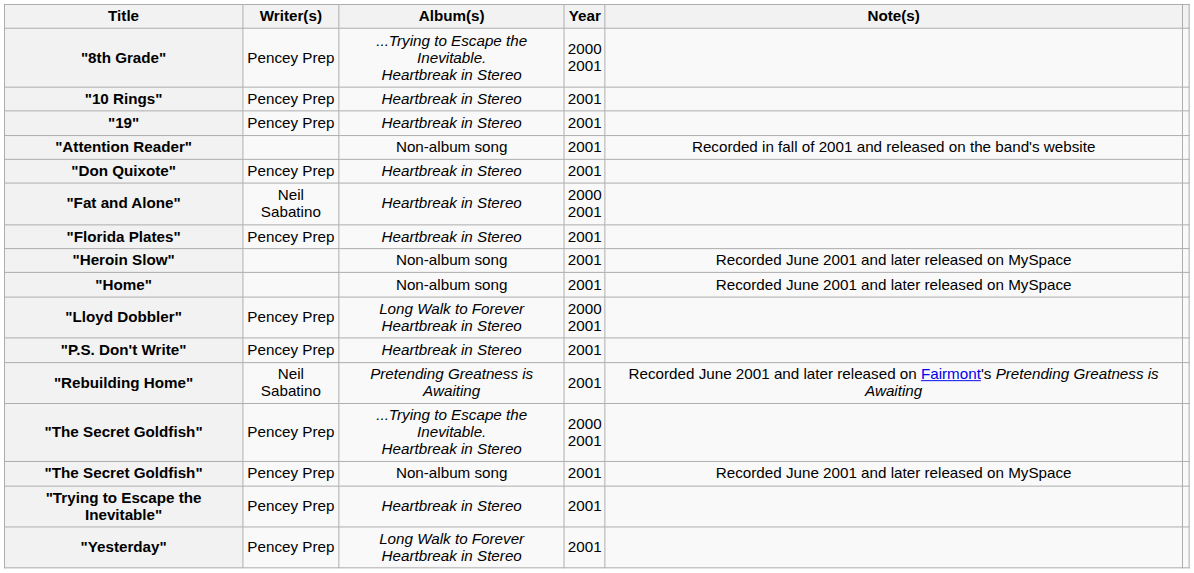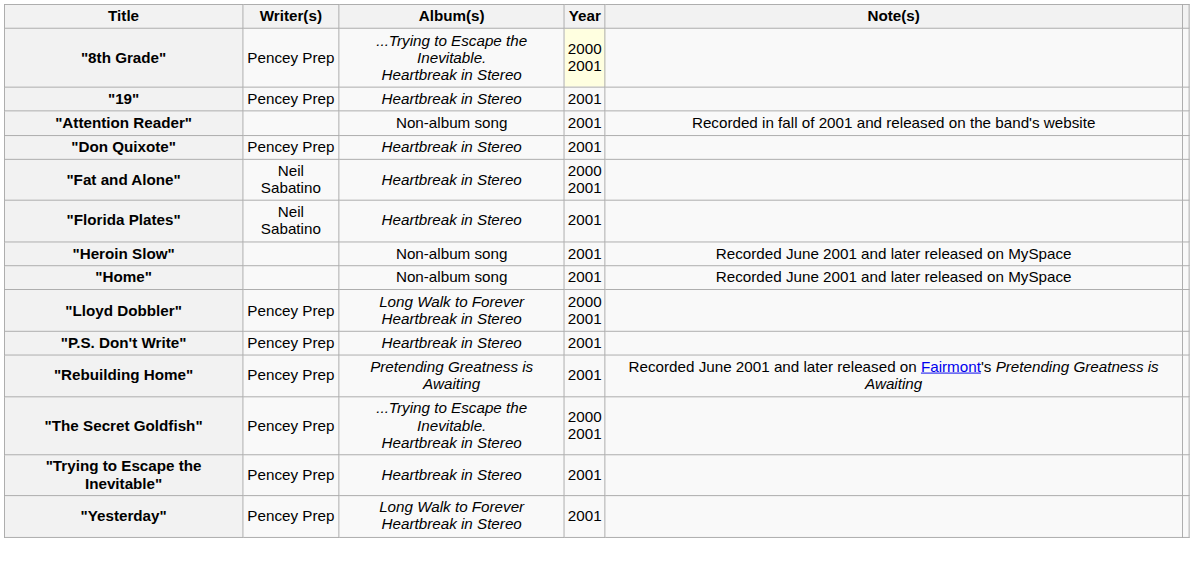(585, 57) no background -> (585, 57) lightyellow background
- row: (124, 98)
(291, 236) Pencey Prep -> (291, 221) Neil Sabatino
(291, 382) Neil Sabatino -> (291, 375) Pencey Prep
- row: (124, 473)
